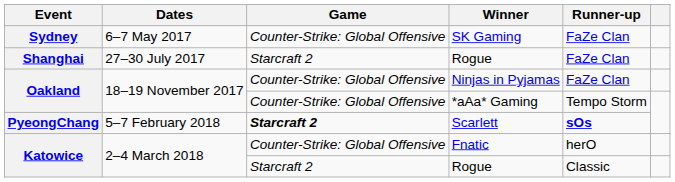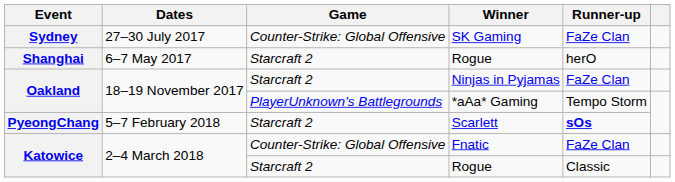(148, 36) 6–7 May 2017 -> (155, 36) 27–30 July 2017
(155, 58) 27–30 July 2017 -> (148, 58) 6–7 May 2017
(598, 58) FaZe Clan -> (581, 58) herO
(348, 79) Counter-Strike: Global Offensive -> (281, 79) Starcraft 2
(348, 101) Counter-Strike: Global Offensive -> (346, 101) PlayerUnknown's Battlegrounds
(284, 123) bold -> (281, 123) normal
(581, 144) herO -> (598, 144) FaZe Clan
